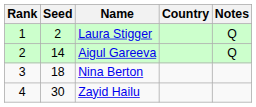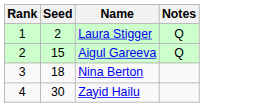- column: (186, 14)
(58, 53) 14 -> (58, 53) 15
